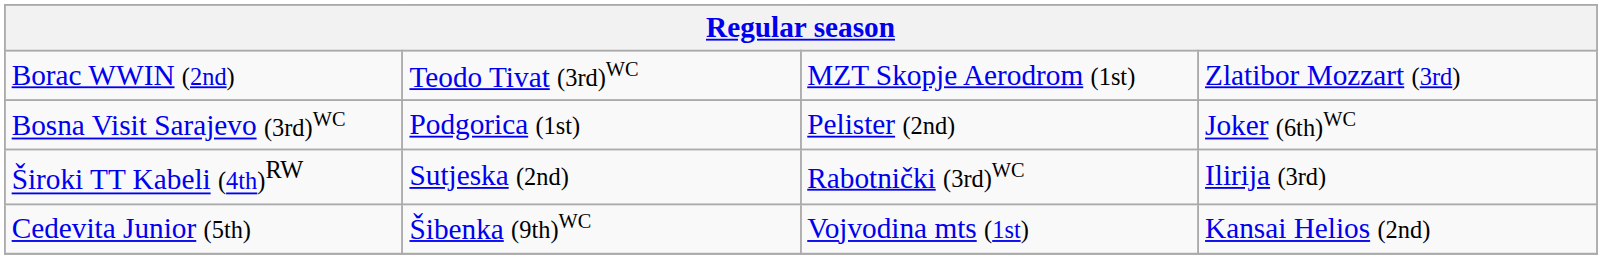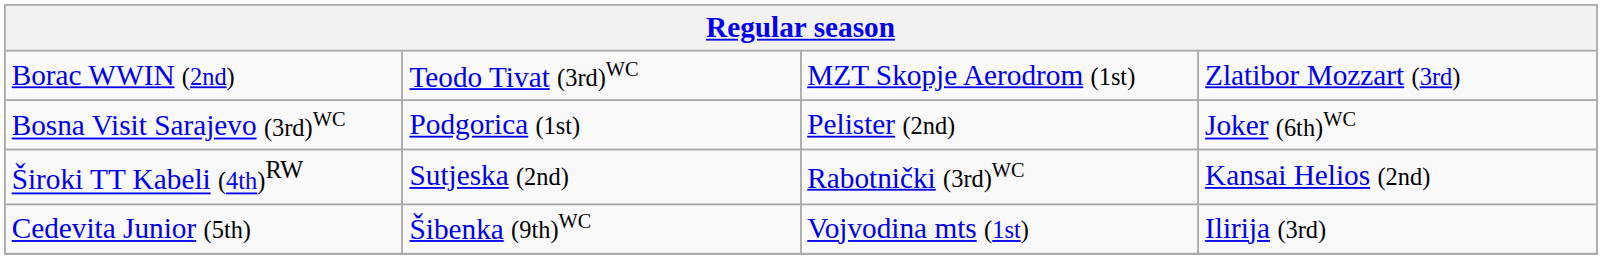(1266, 176) Ilirija (3rd) -> (1318, 176) Kansai Helios (2nd)
(1318, 227) Kansai Helios (2nd) -> (1266, 227) Ilirija (3rd)
